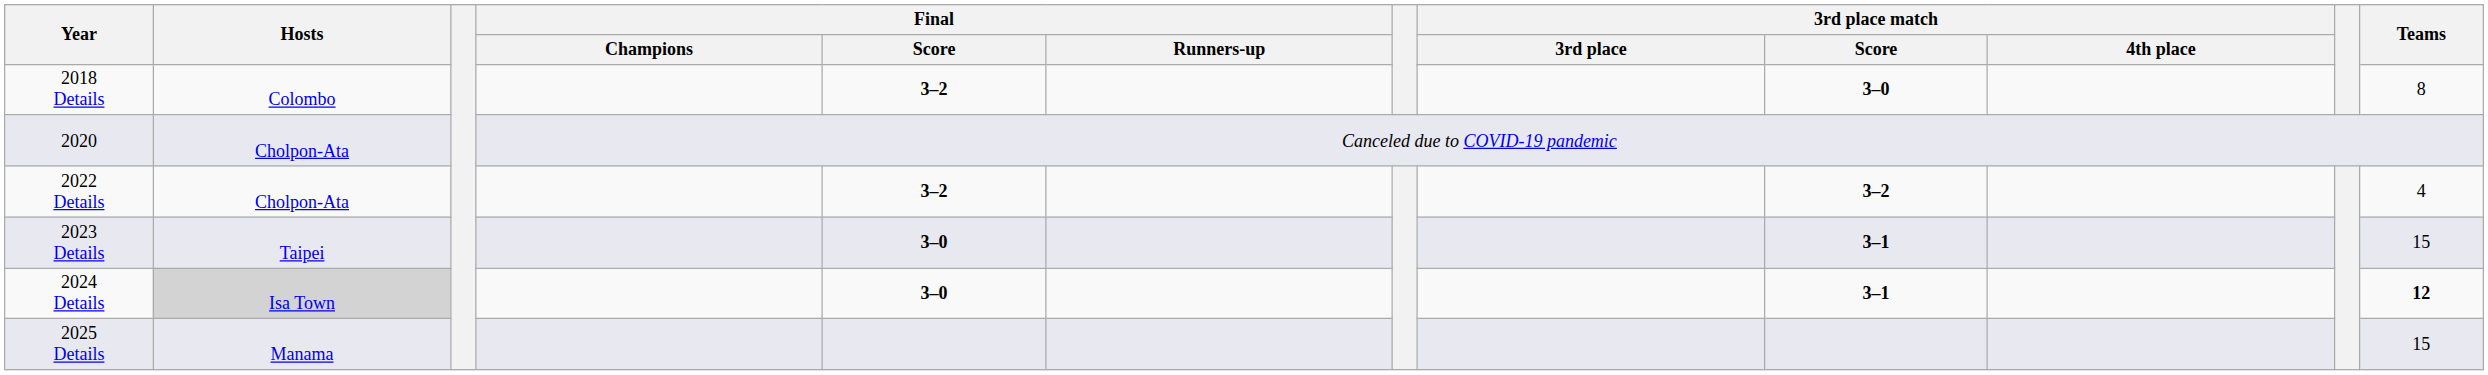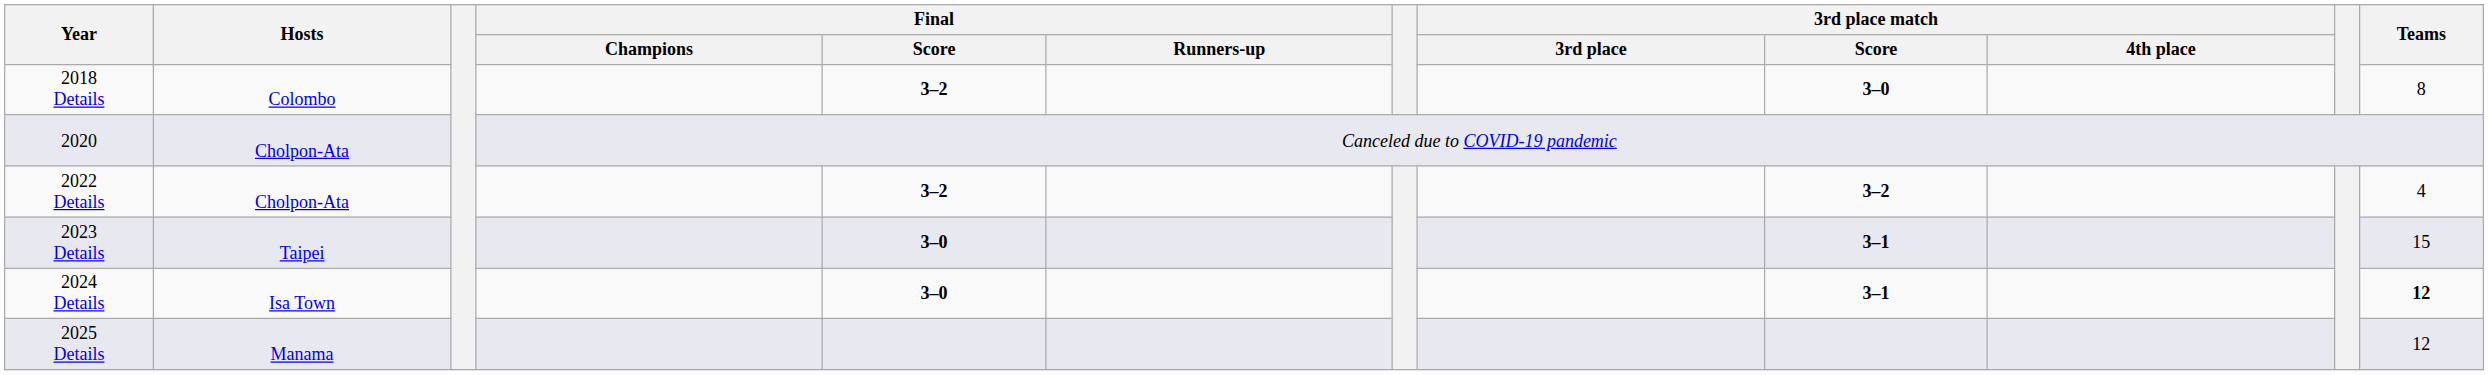(302, 304) lightgrey background -> (302, 304) no background
(2421, 344) 15 -> (2421, 344) 12
